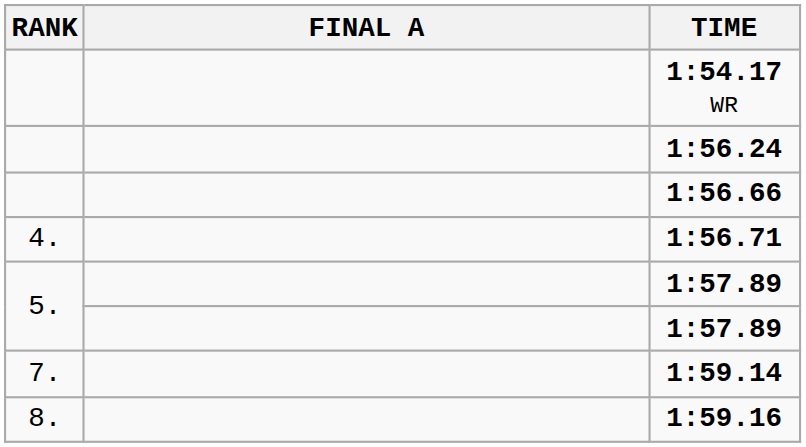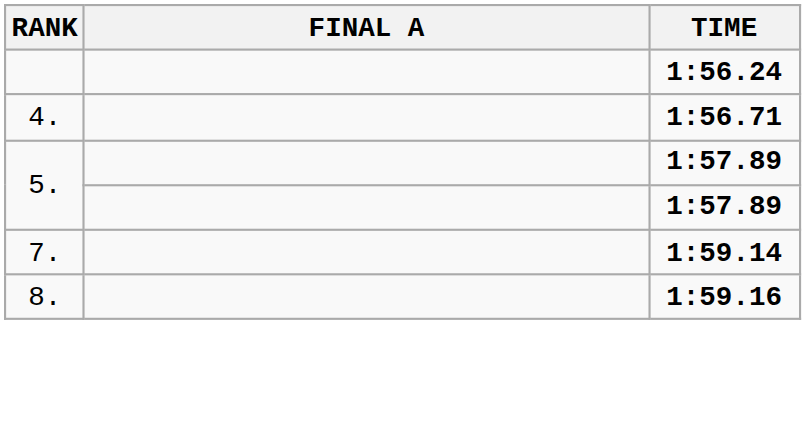- row: (45, 88)
- row: (45, 194)
